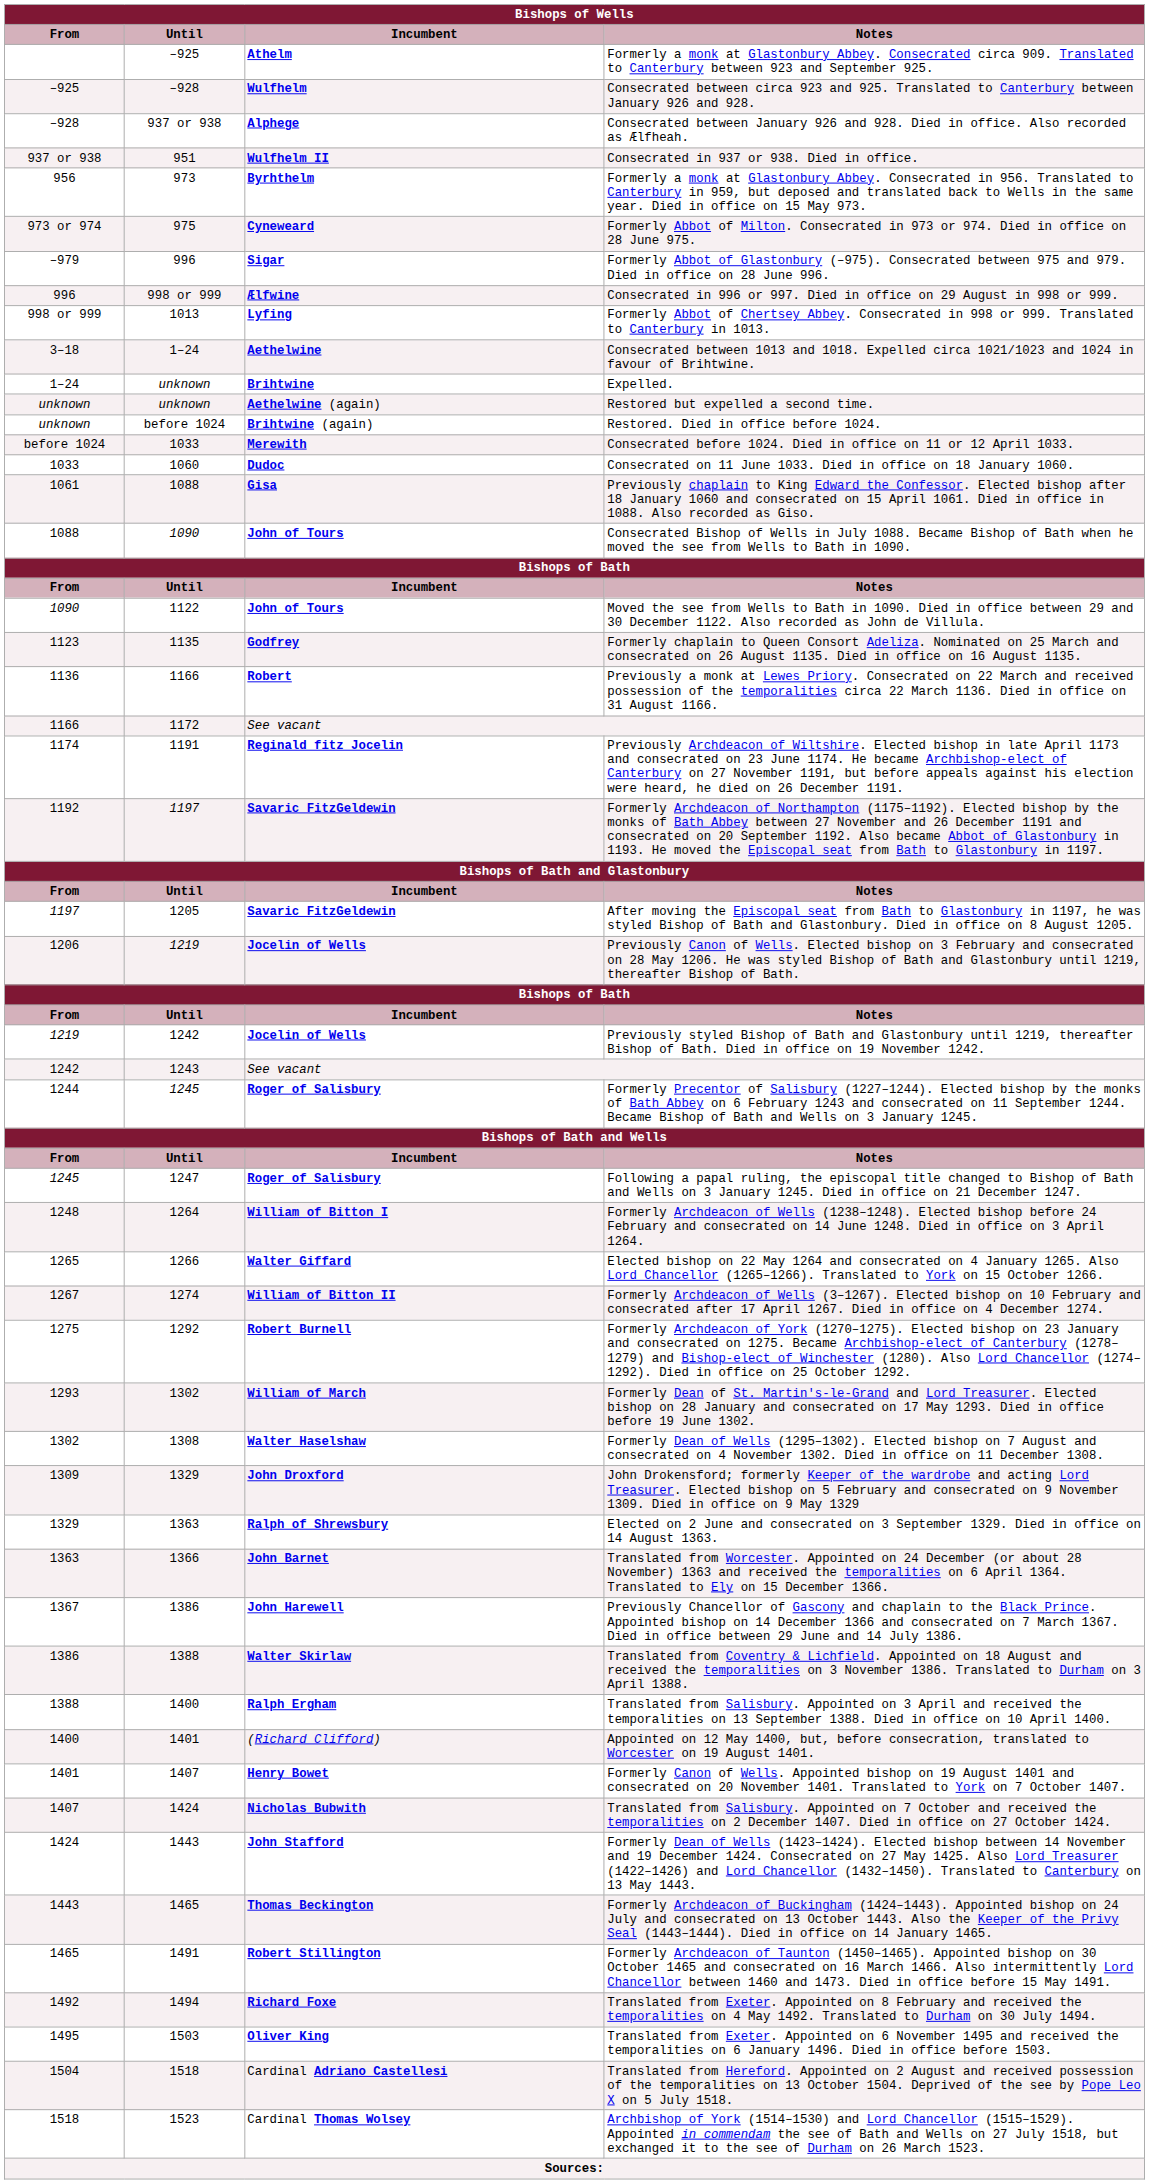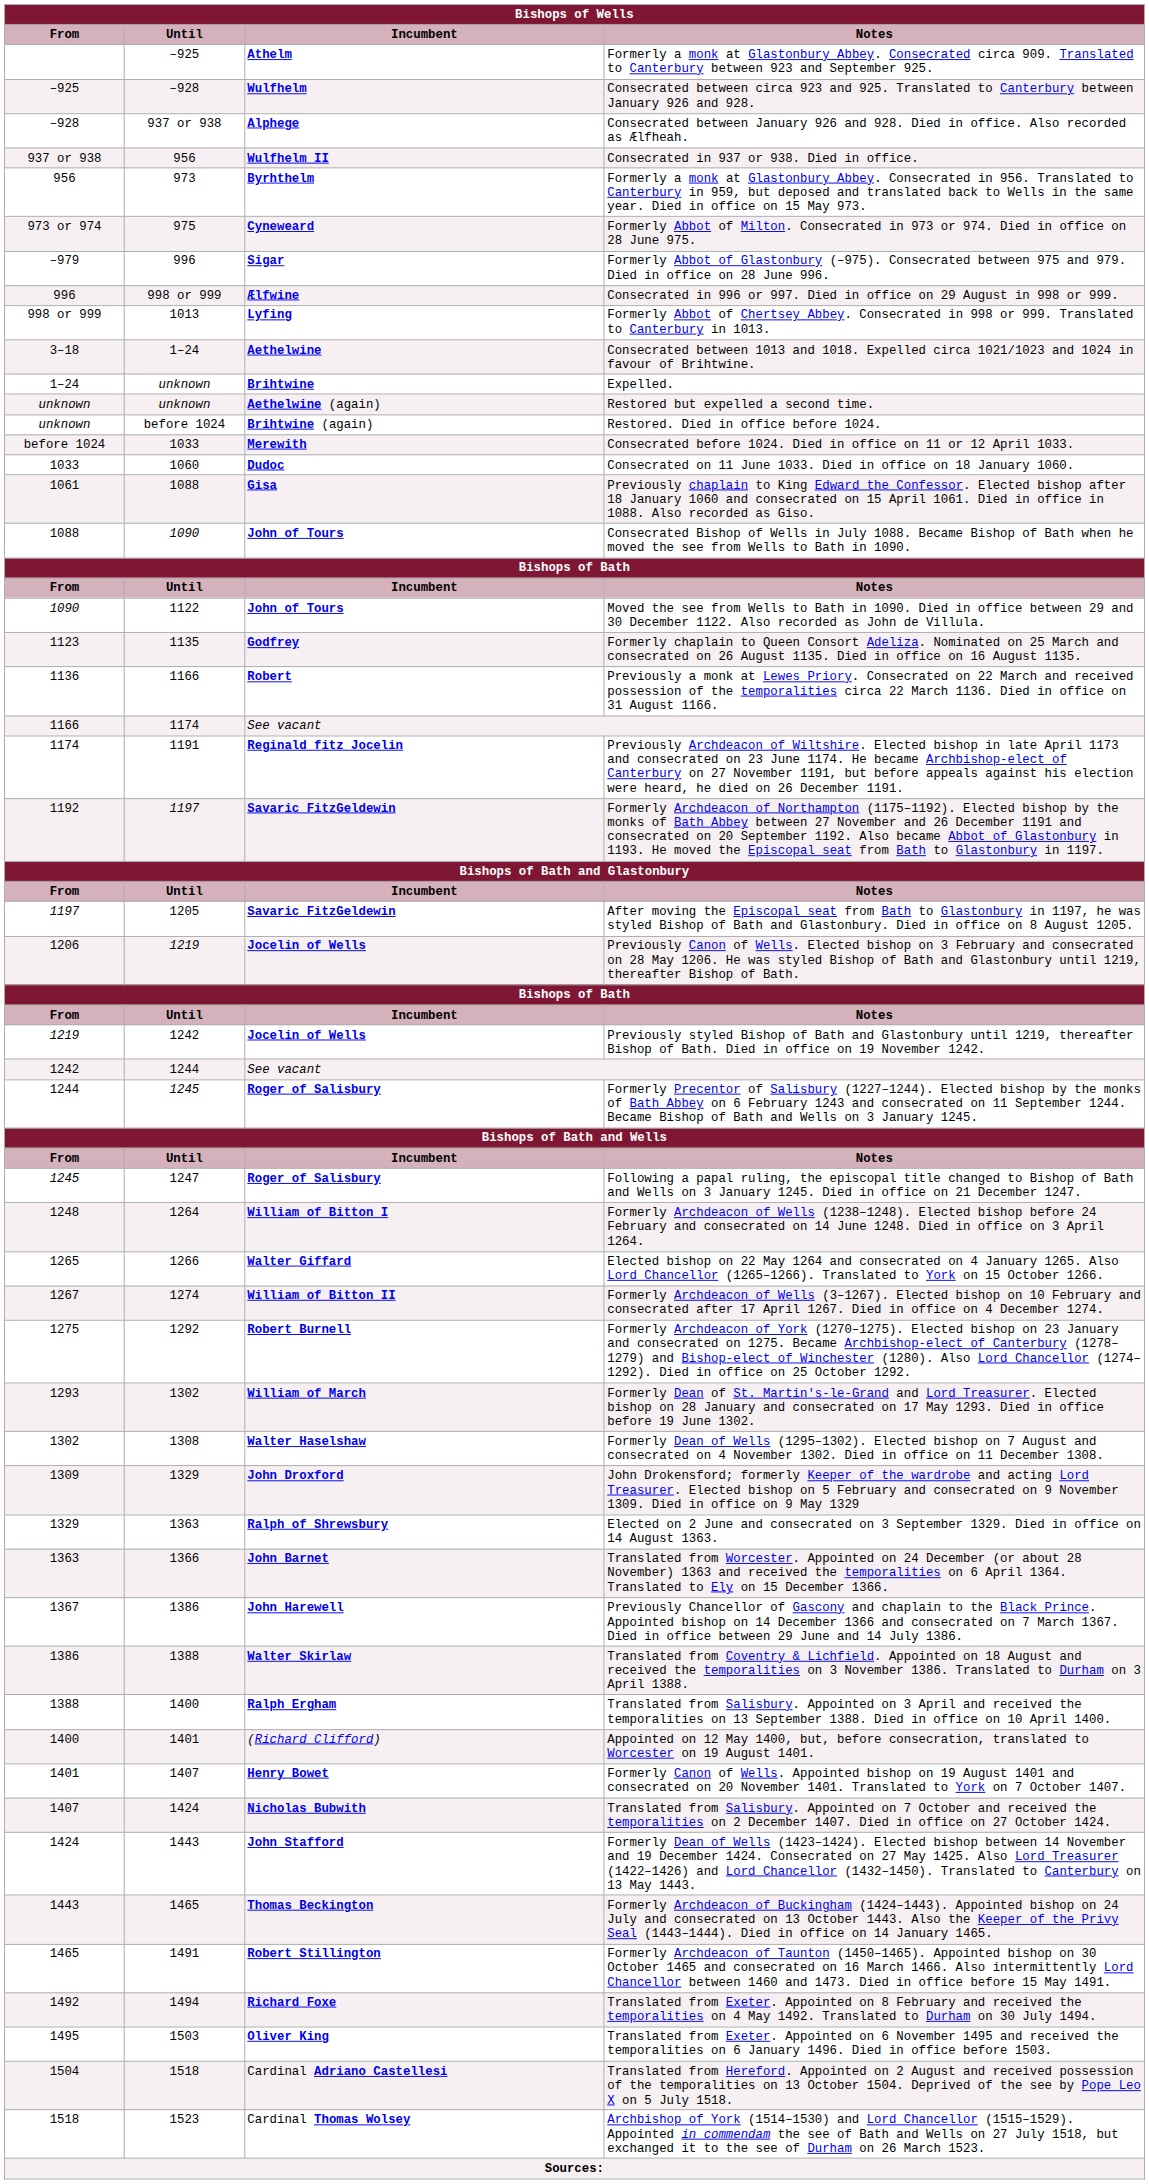(184, 158) 951 -> (184, 158) 956
(184, 726) 1172 -> (184, 726) 1174
(184, 1069) 1243 -> (184, 1069) 1244
